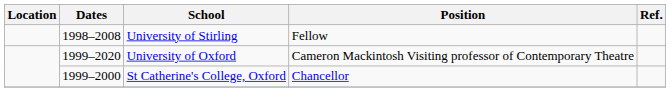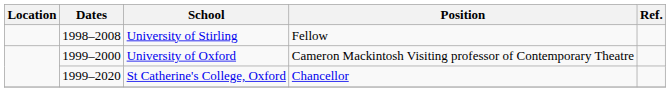(91, 55) 1999–2020 -> (91, 55) 1999–2000
(91, 76) 1999–2000 -> (91, 76) 1999–2020
